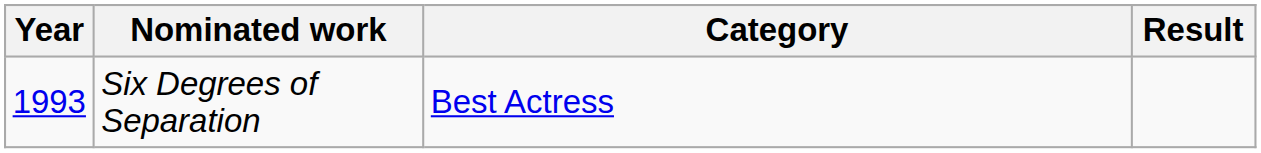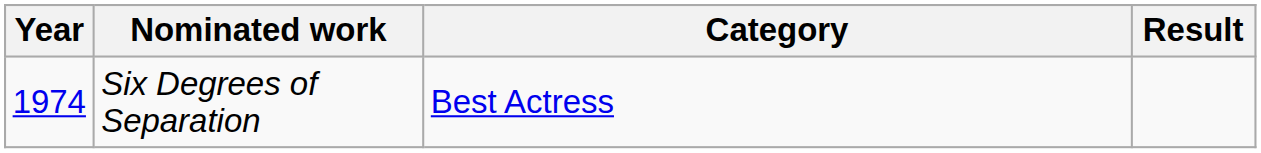(49, 101) 1993 -> (49, 101) 1974
